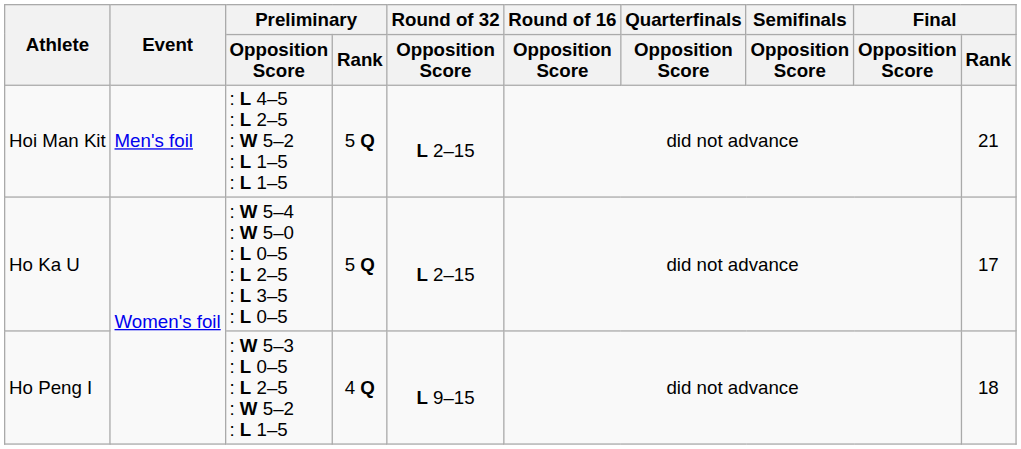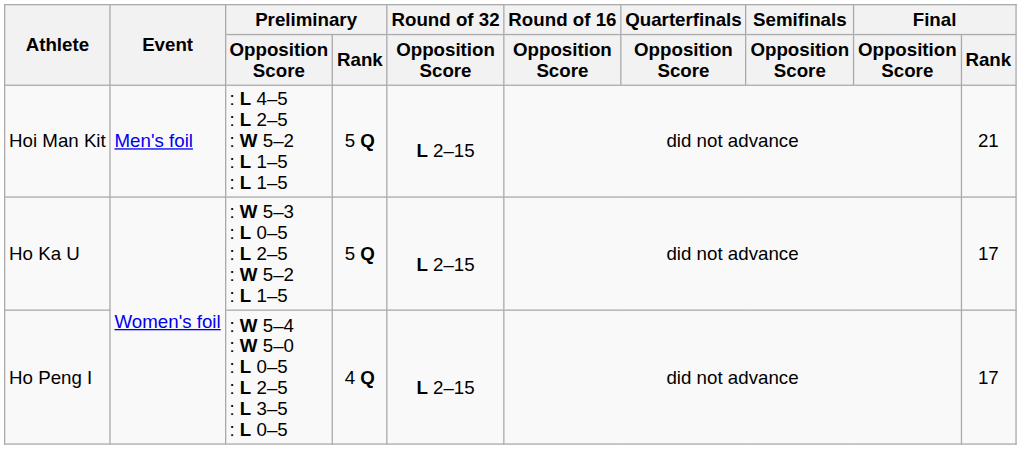(262, 265) : W 5–4 : W 5–0 : L 0–5 : L 2–5 : L 3–5 : L 0–5 -> (262, 254) : W 5–3 : L 0–5 : L 2–5 : W 5–2 : L 1–5
(262, 388) : W 5–3 : L 0–5 : L 2–5 : W 5–2 : L 1–5 -> (262, 377) : W 5–4 : W 5–0 : L 0–5 : L 2–5 : L 3–5 : L 0–5
(446, 398) L 9–15 -> (446, 388) L 2–15
(988, 388) 18 -> (988, 377) 17
